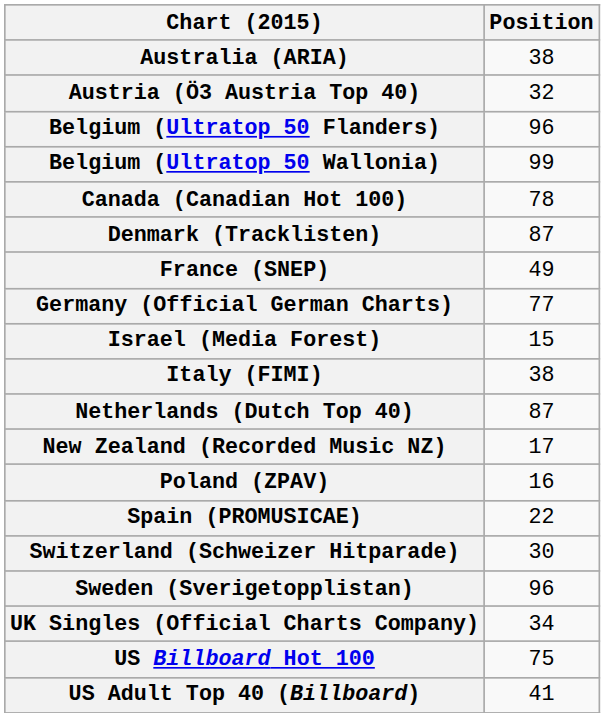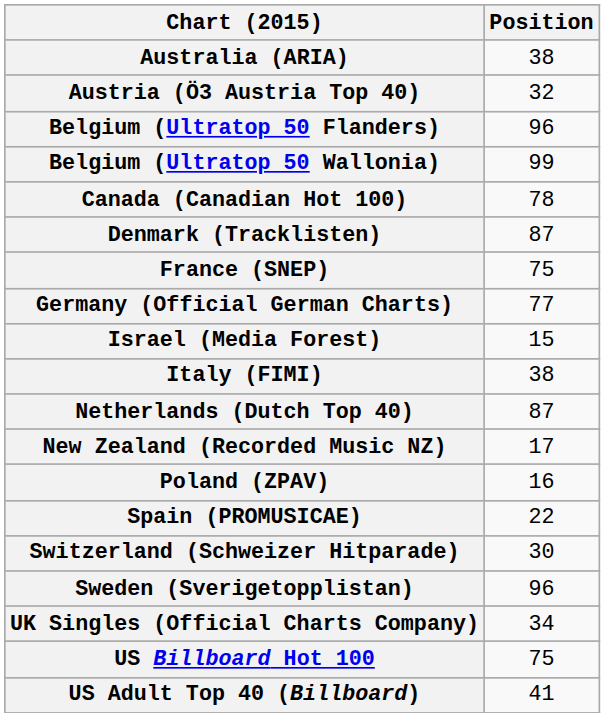(541, 270) 49 -> (541, 270) 75
